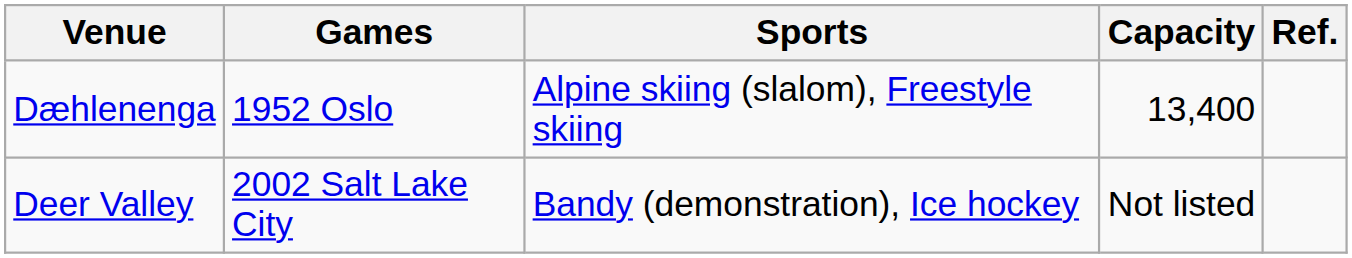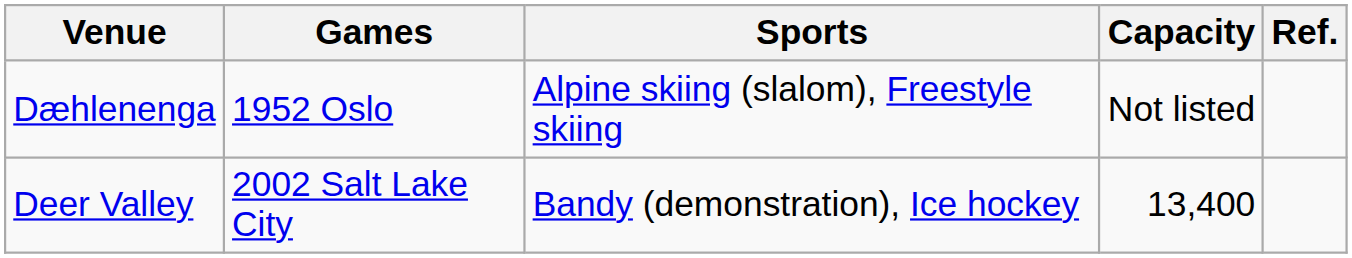(1201, 108) 13,400 -> (1182, 108) Not listed
(1182, 204) Not listed -> (1201, 204) 13,400
